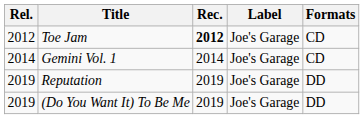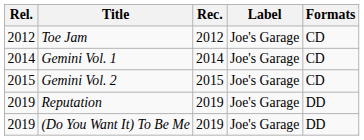(210, 37) bold -> (210, 37) normal
+ row: (79, 80)
